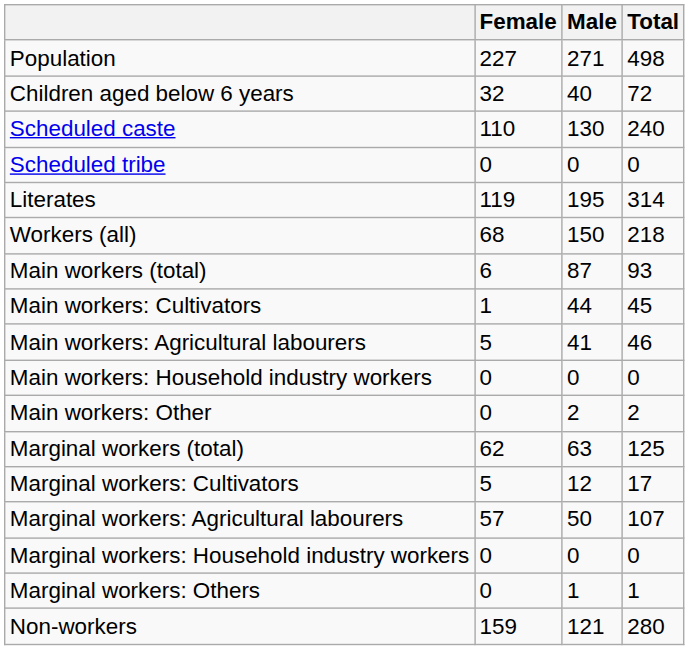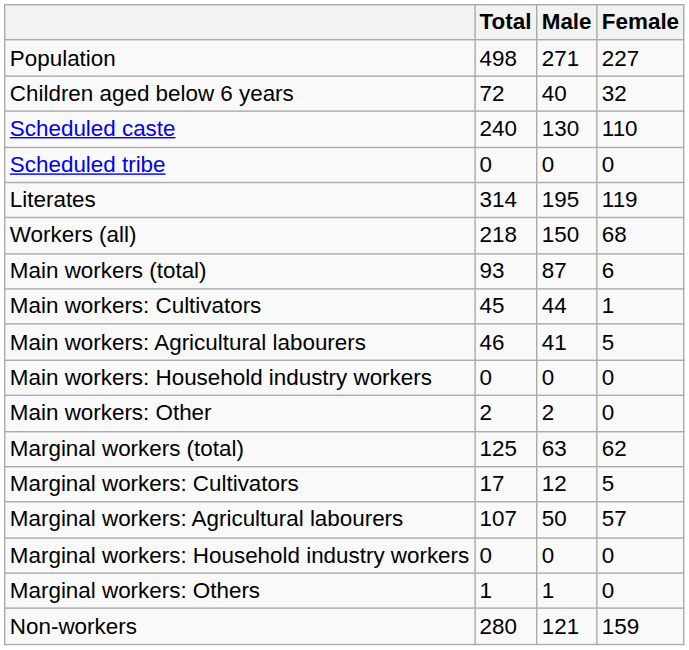columns swapped: (653, 22) <-> (518, 22)
